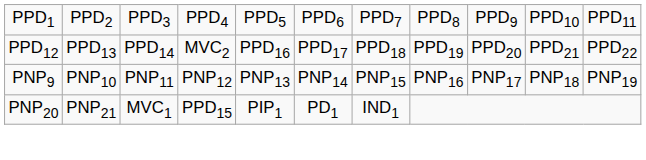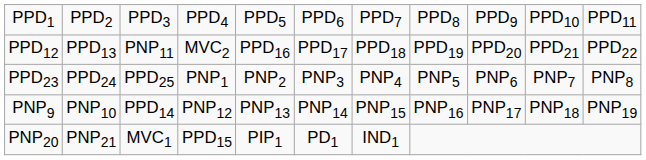(149, 50) PPD14 -> (149, 50) PNP11
+ row: (33, 80)
(149, 80) PNP11 -> (149, 109) PPD14
